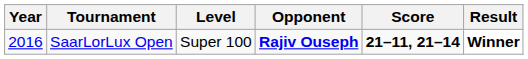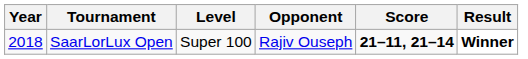(25, 42) 2016 -> (25, 42) 2018
(309, 42) bold -> (306, 42) normal
